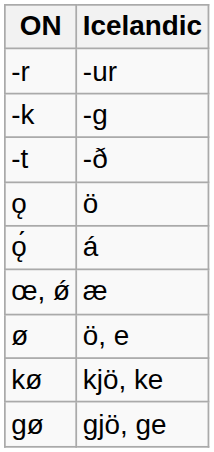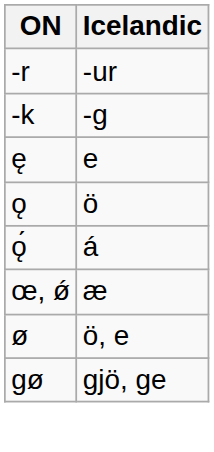- row: (20, 159)
+ row: (19, 159)
- row: (27, 379)
